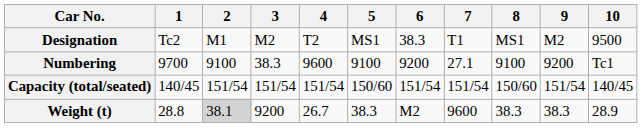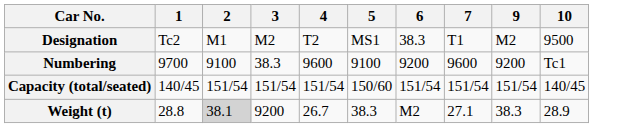- column: (516, 16)
(460, 63) 27.1 -> (462, 63) 9600
(462, 110) 9600 -> (460, 110) 27.1
